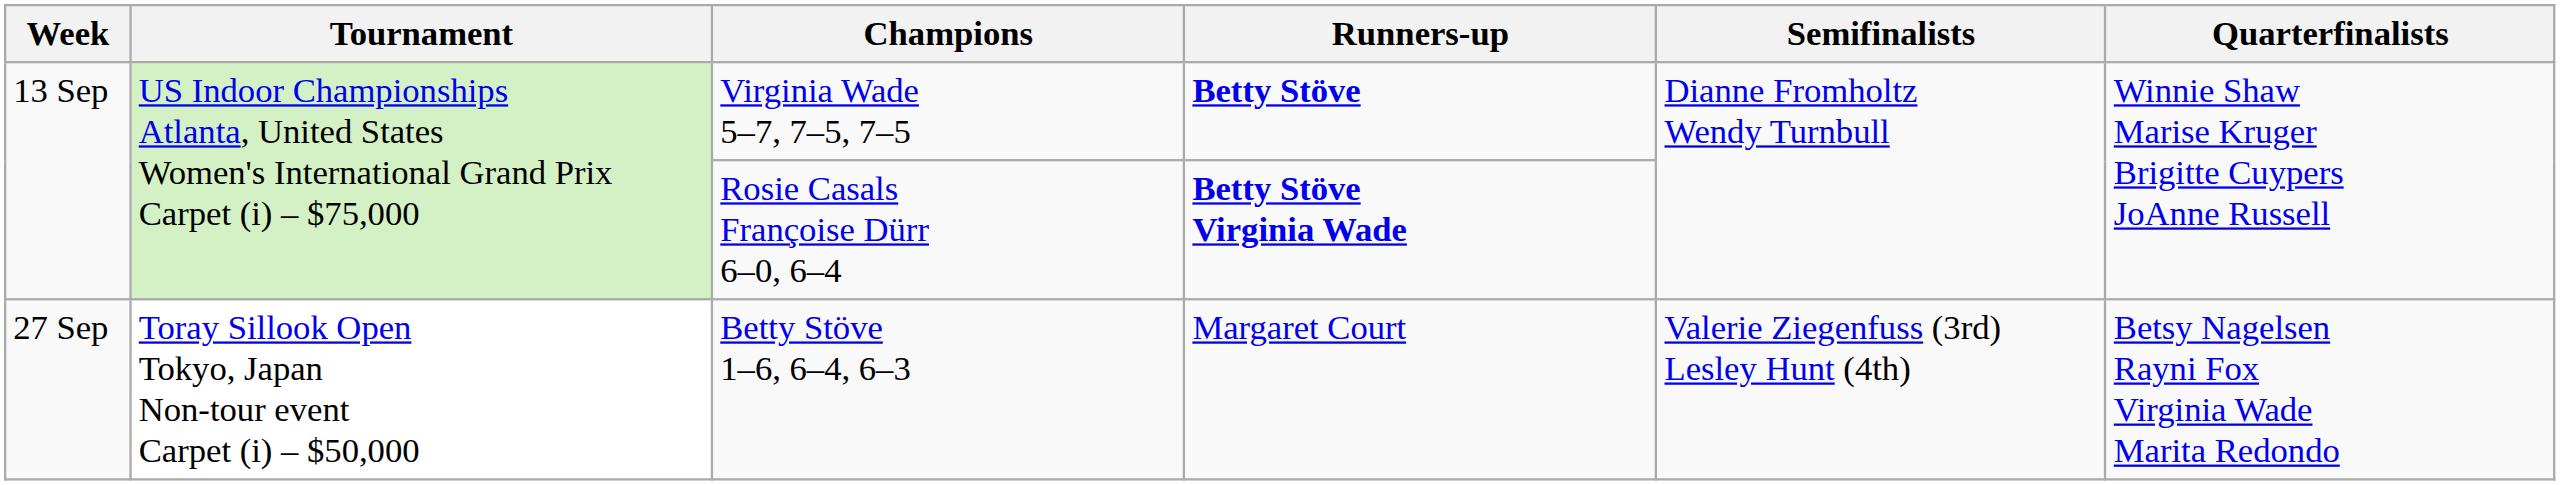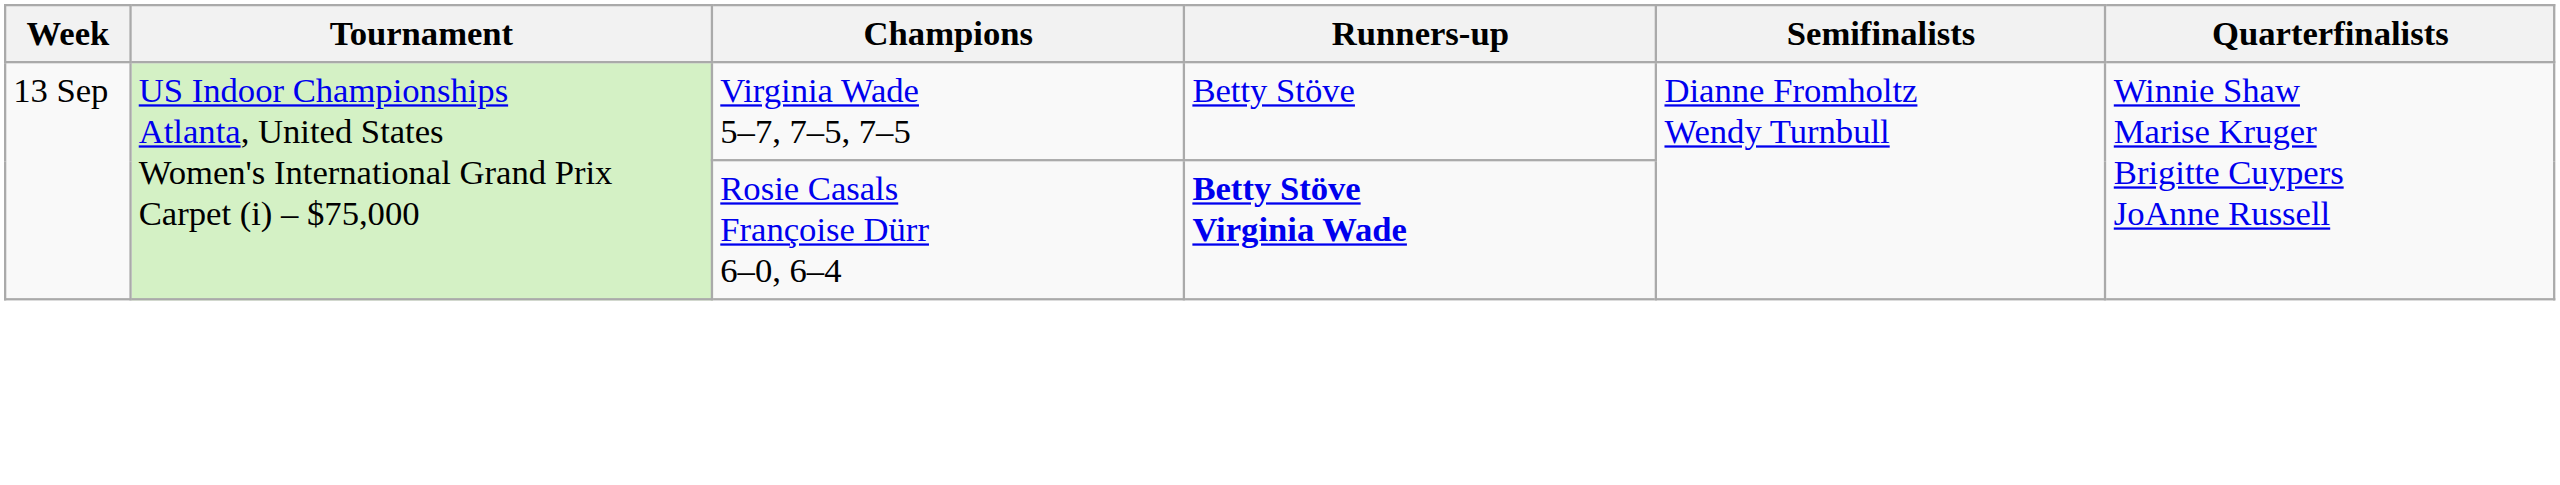(1277, 90) bold -> (1274, 90) normal
- row: (816, 348)
